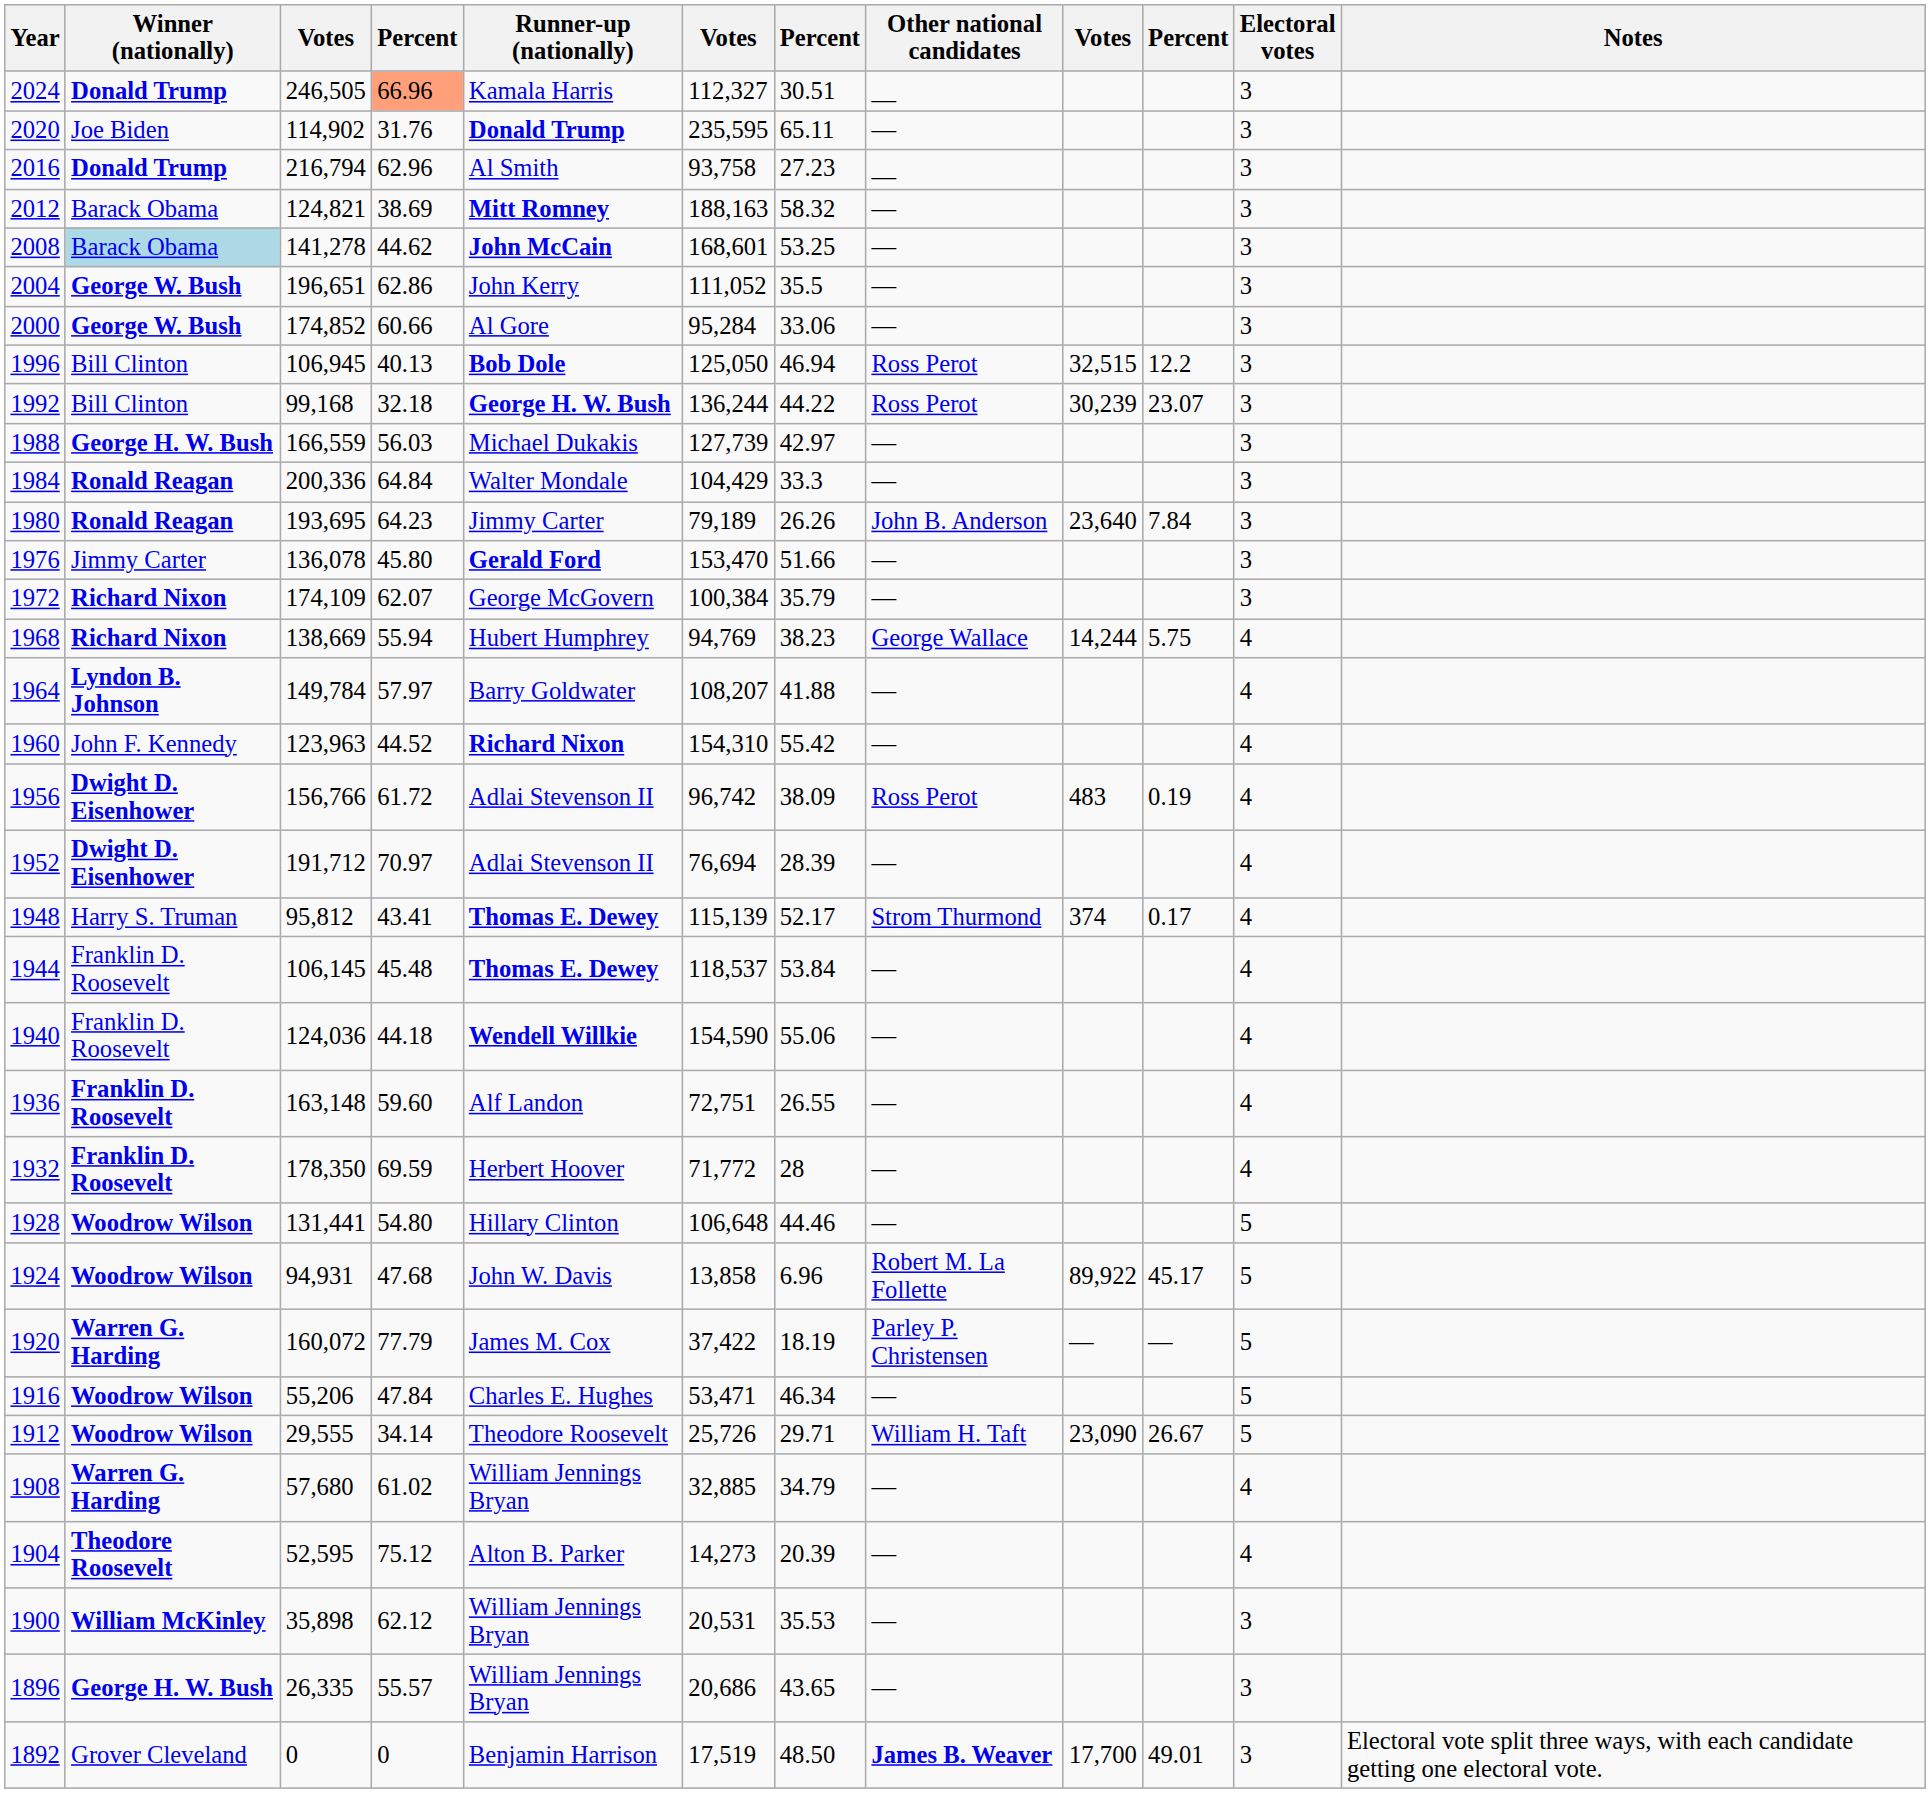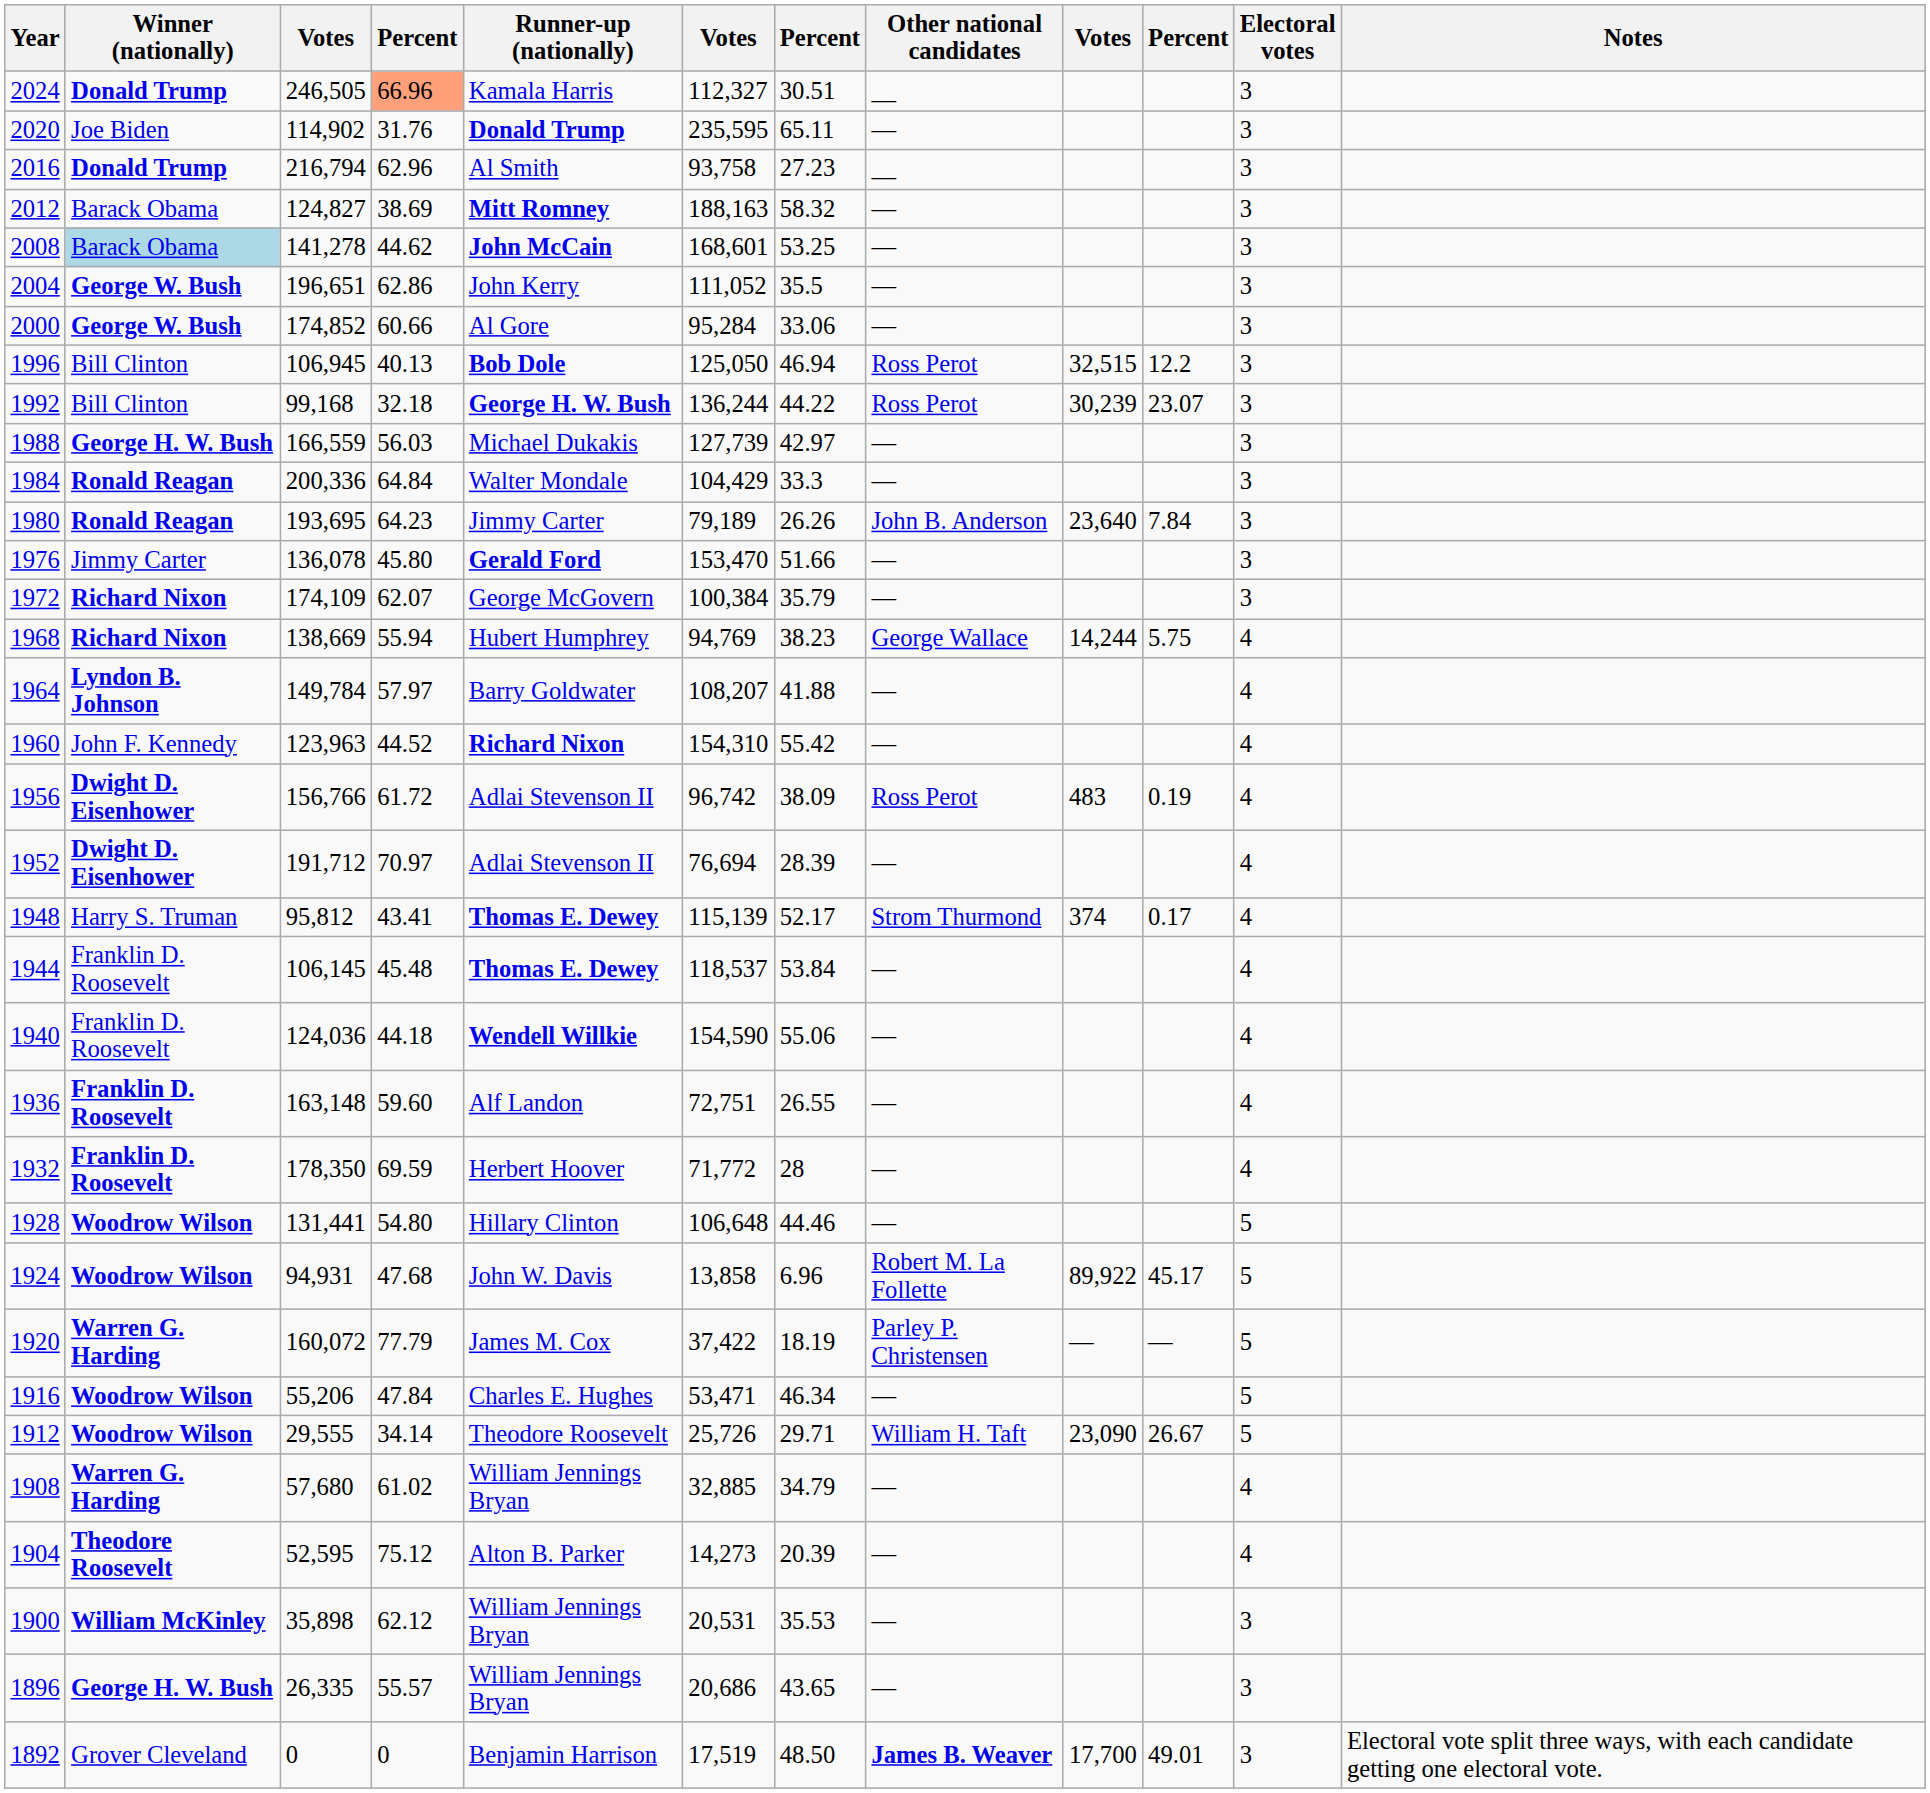(326, 208) 124,821 -> (326, 208) 124,827
